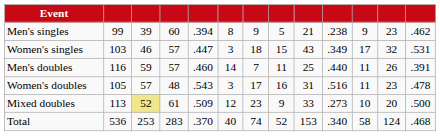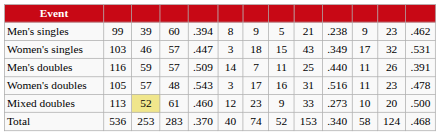(203, 67) .460 -> (203, 67) .509
(203, 103) .509 -> (203, 103) .460
